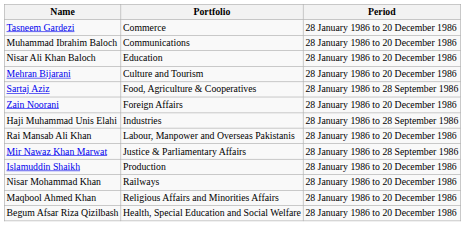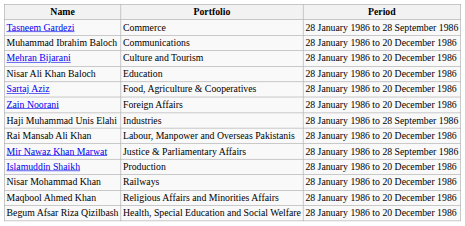(381, 27) 28 January 1986 to 20 December 1986 -> (382, 27) 28 January 1986 to 28 September 1986
rows swapped: (39, 74) <-> (51, 58)
(382, 89) 28 January 1986 to 28 September 1986 -> (381, 89) 28 January 1986 to 20 December 1986
